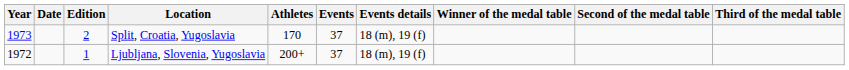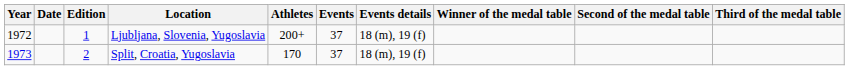rows swapped: (188, 55) <-> (173, 34)
